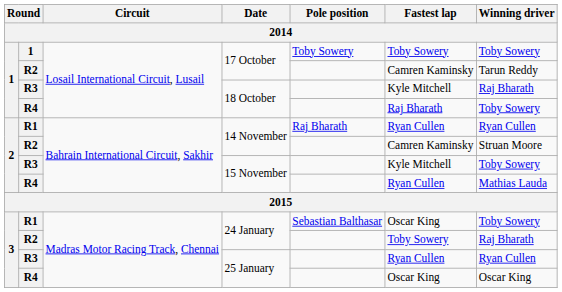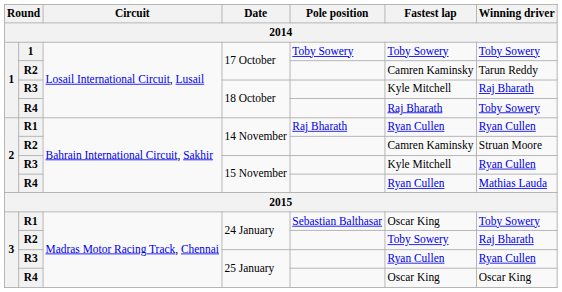(509, 164) Toby Sowery -> (507, 164) Ryan Cullen
